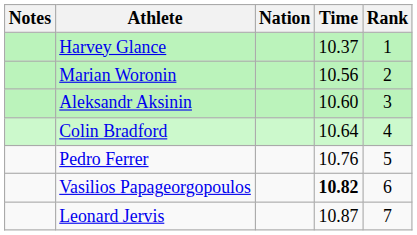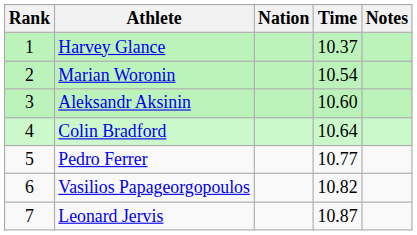columns swapped: (387, 18) <-> (30, 18)
(339, 74) 10.56 -> (338, 74) 10.54
(339, 159) 10.76 -> (338, 159) 10.77
(339, 187) bold -> (338, 187) normal
